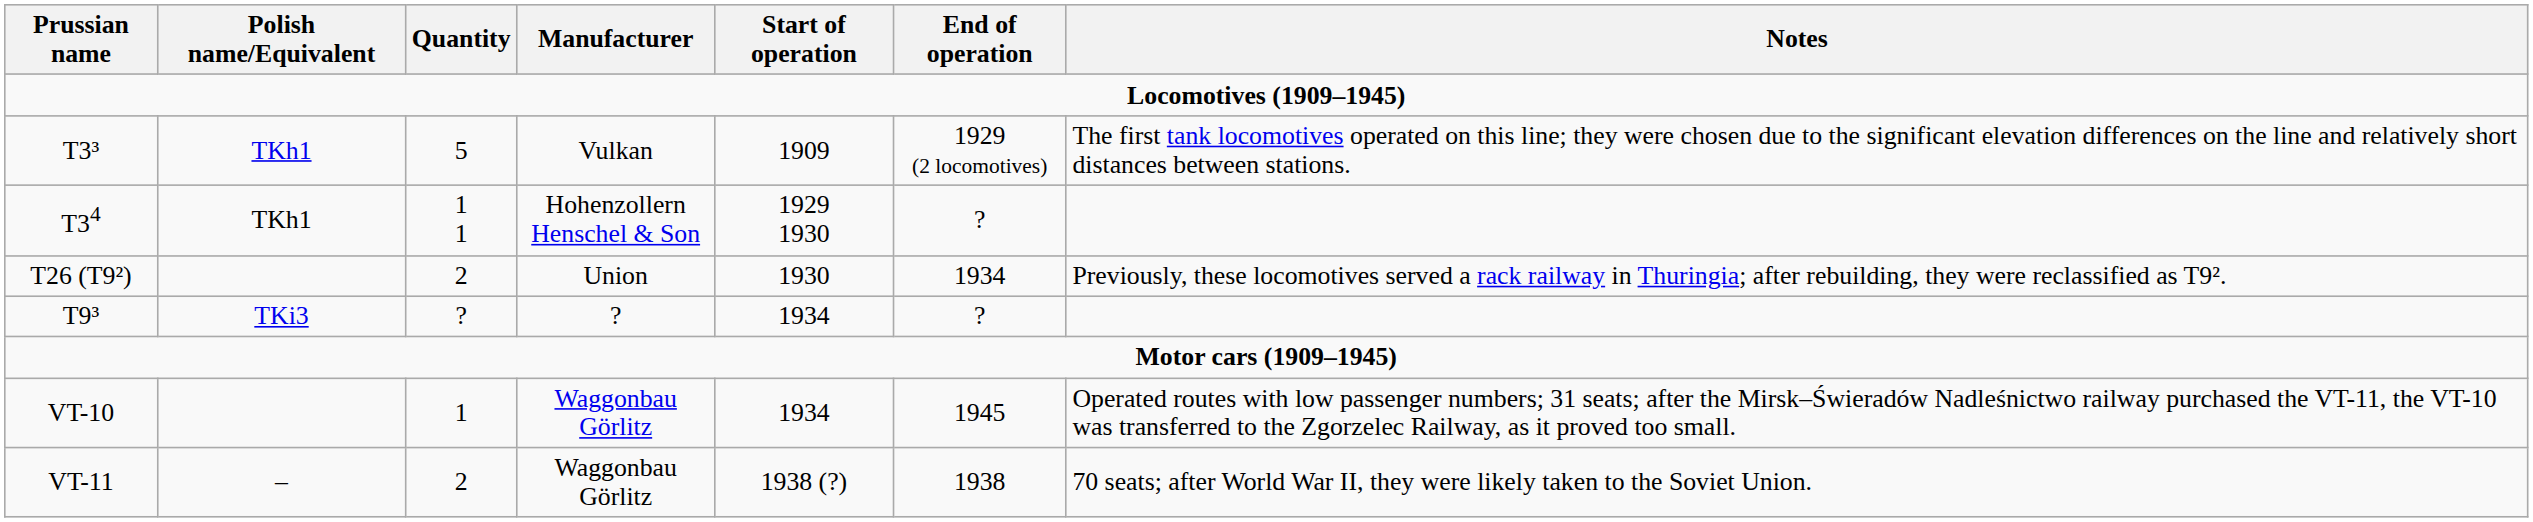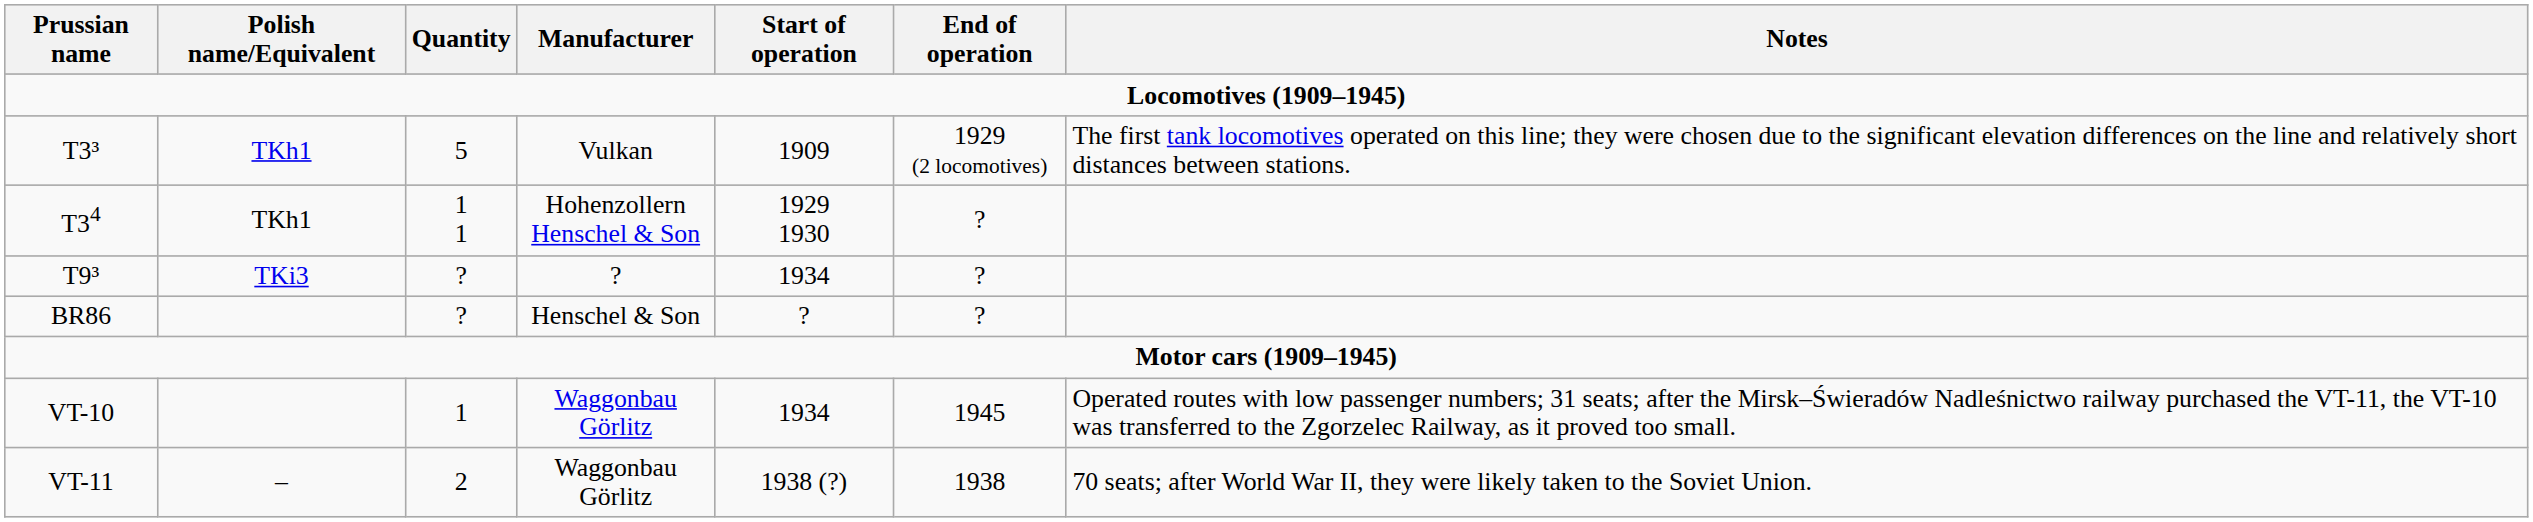- row: (81, 275)
+ row: (81, 316)
